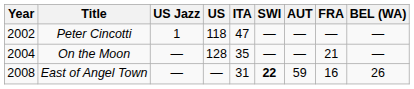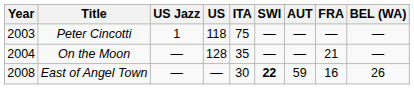(21, 34) 2002 -> (21, 34) 2003
(242, 34) 47 -> (242, 34) 75
(242, 73) 31 -> (242, 73) 30
